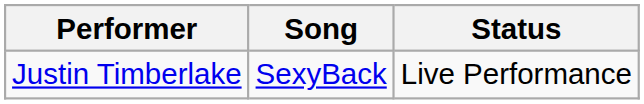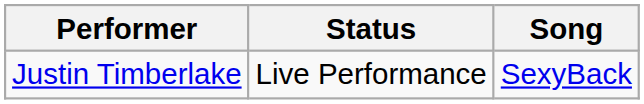columns swapped: (321, 28) <-> (516, 28)
